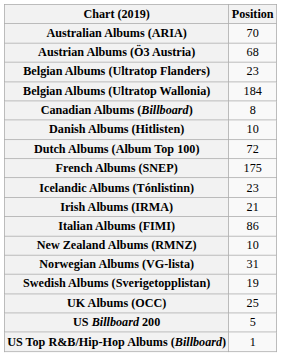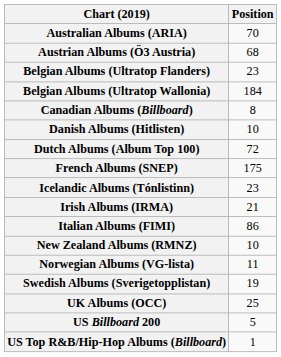(253, 264) 31 -> (253, 264) 11
